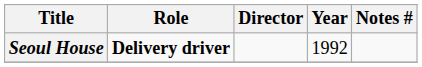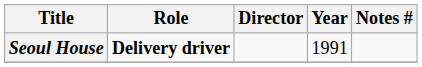(330, 47) 1992 -> (330, 47) 1991
